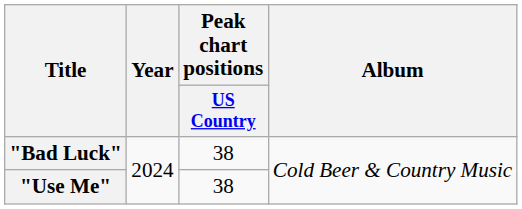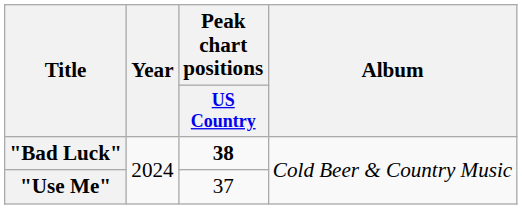(223, 152) normal -> (223, 152) bold
(223, 186) 38 -> (223, 186) 37
